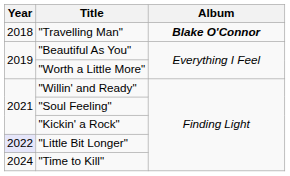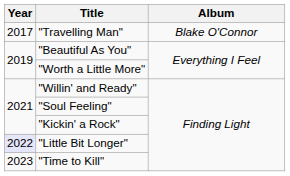(20, 32) 2018 -> (20, 32) 2017
(216, 32) bold -> (216, 32) normal
(20, 161) 2024 -> (20, 161) 2023
